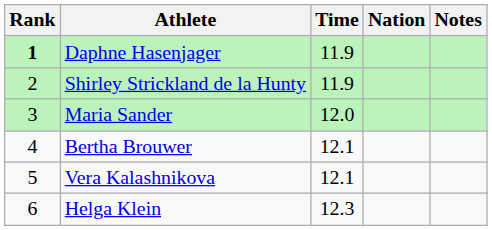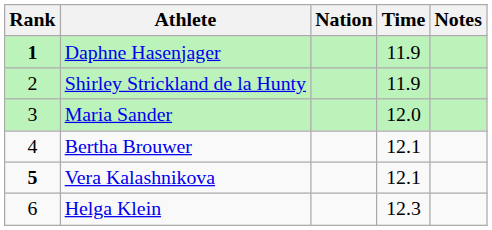columns swapped: (397, 20) <-> (337, 20)
(32, 177) normal -> (32, 177) bold
